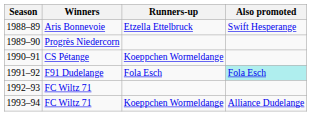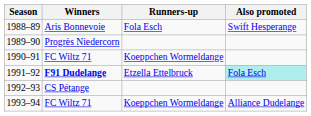(158, 27) Etzella Ettelbruck -> (143, 27) Fola Esch
(67, 57) CS Pétange -> (68, 57) FC Wiltz 71
(74, 73) normal -> (75, 73) bold
(143, 73) Fola Esch -> (158, 73) Etzella Ettelbruck
(68, 88) FC Wiltz 71 -> (67, 88) CS Pétange
